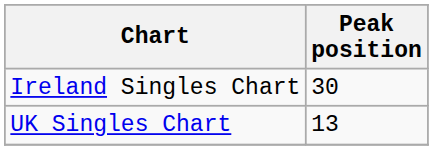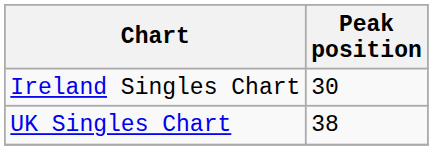(325, 125) 13 -> (325, 125) 38
